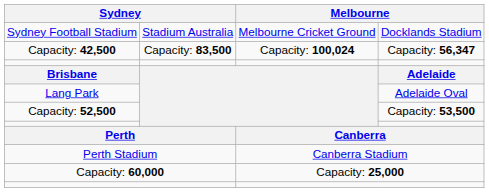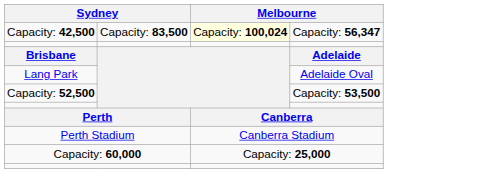- row: (72, 32)
(307, 50) no background -> (240, 32) lightyellow background
